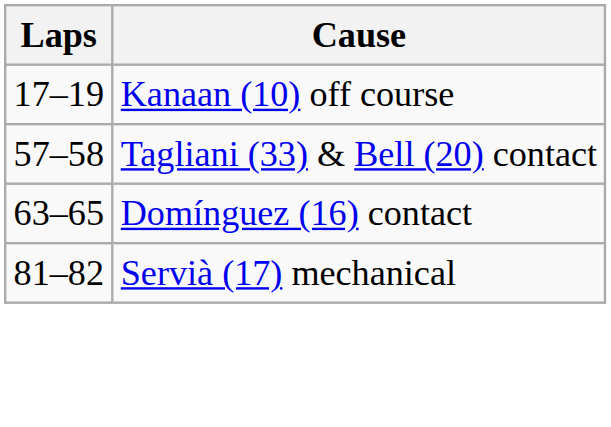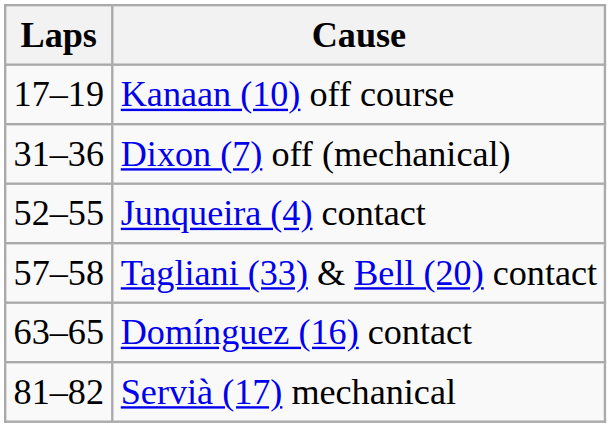+ row: (316, 153)
+ row: (273, 213)
